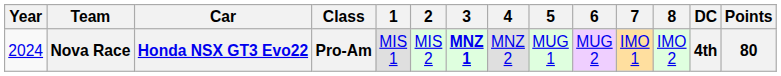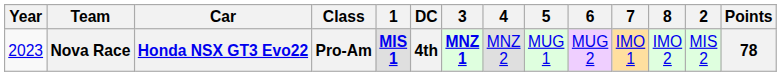columns swapped: (428, 16) <-> (706, 16)
(26, 50) 2024 -> (26, 50) 2023
(393, 50) normal -> (393, 50) bold
(749, 50) 80 -> (749, 50) 78
